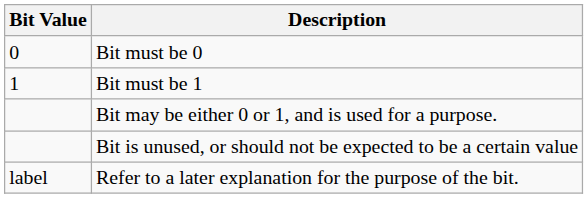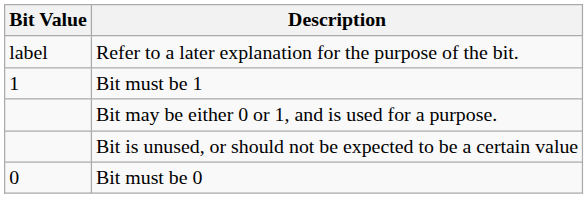rows swapped: (149, 51) <-> (307, 177)
